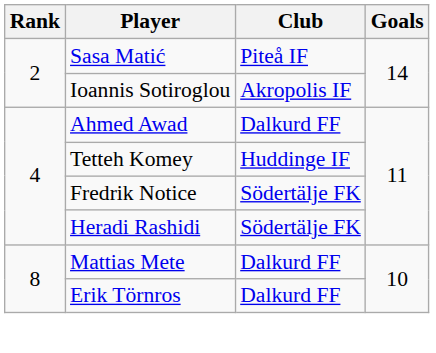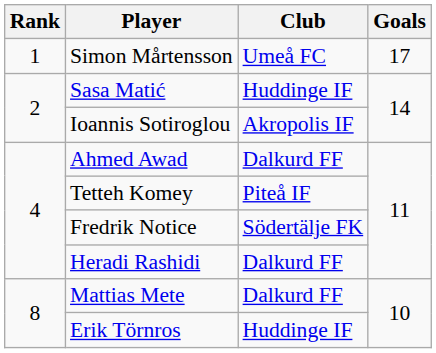+ row: (151, 55)
(274, 55) Piteå IF -> (298, 90) Huddinge IF
(295, 158) Huddinge IF -> (277, 192) Piteå IF
(301, 227) Södertälje FK -> (293, 261) Dalkurd FF
(290, 295) Dalkurd FF -> (298, 329) Huddinge IF
